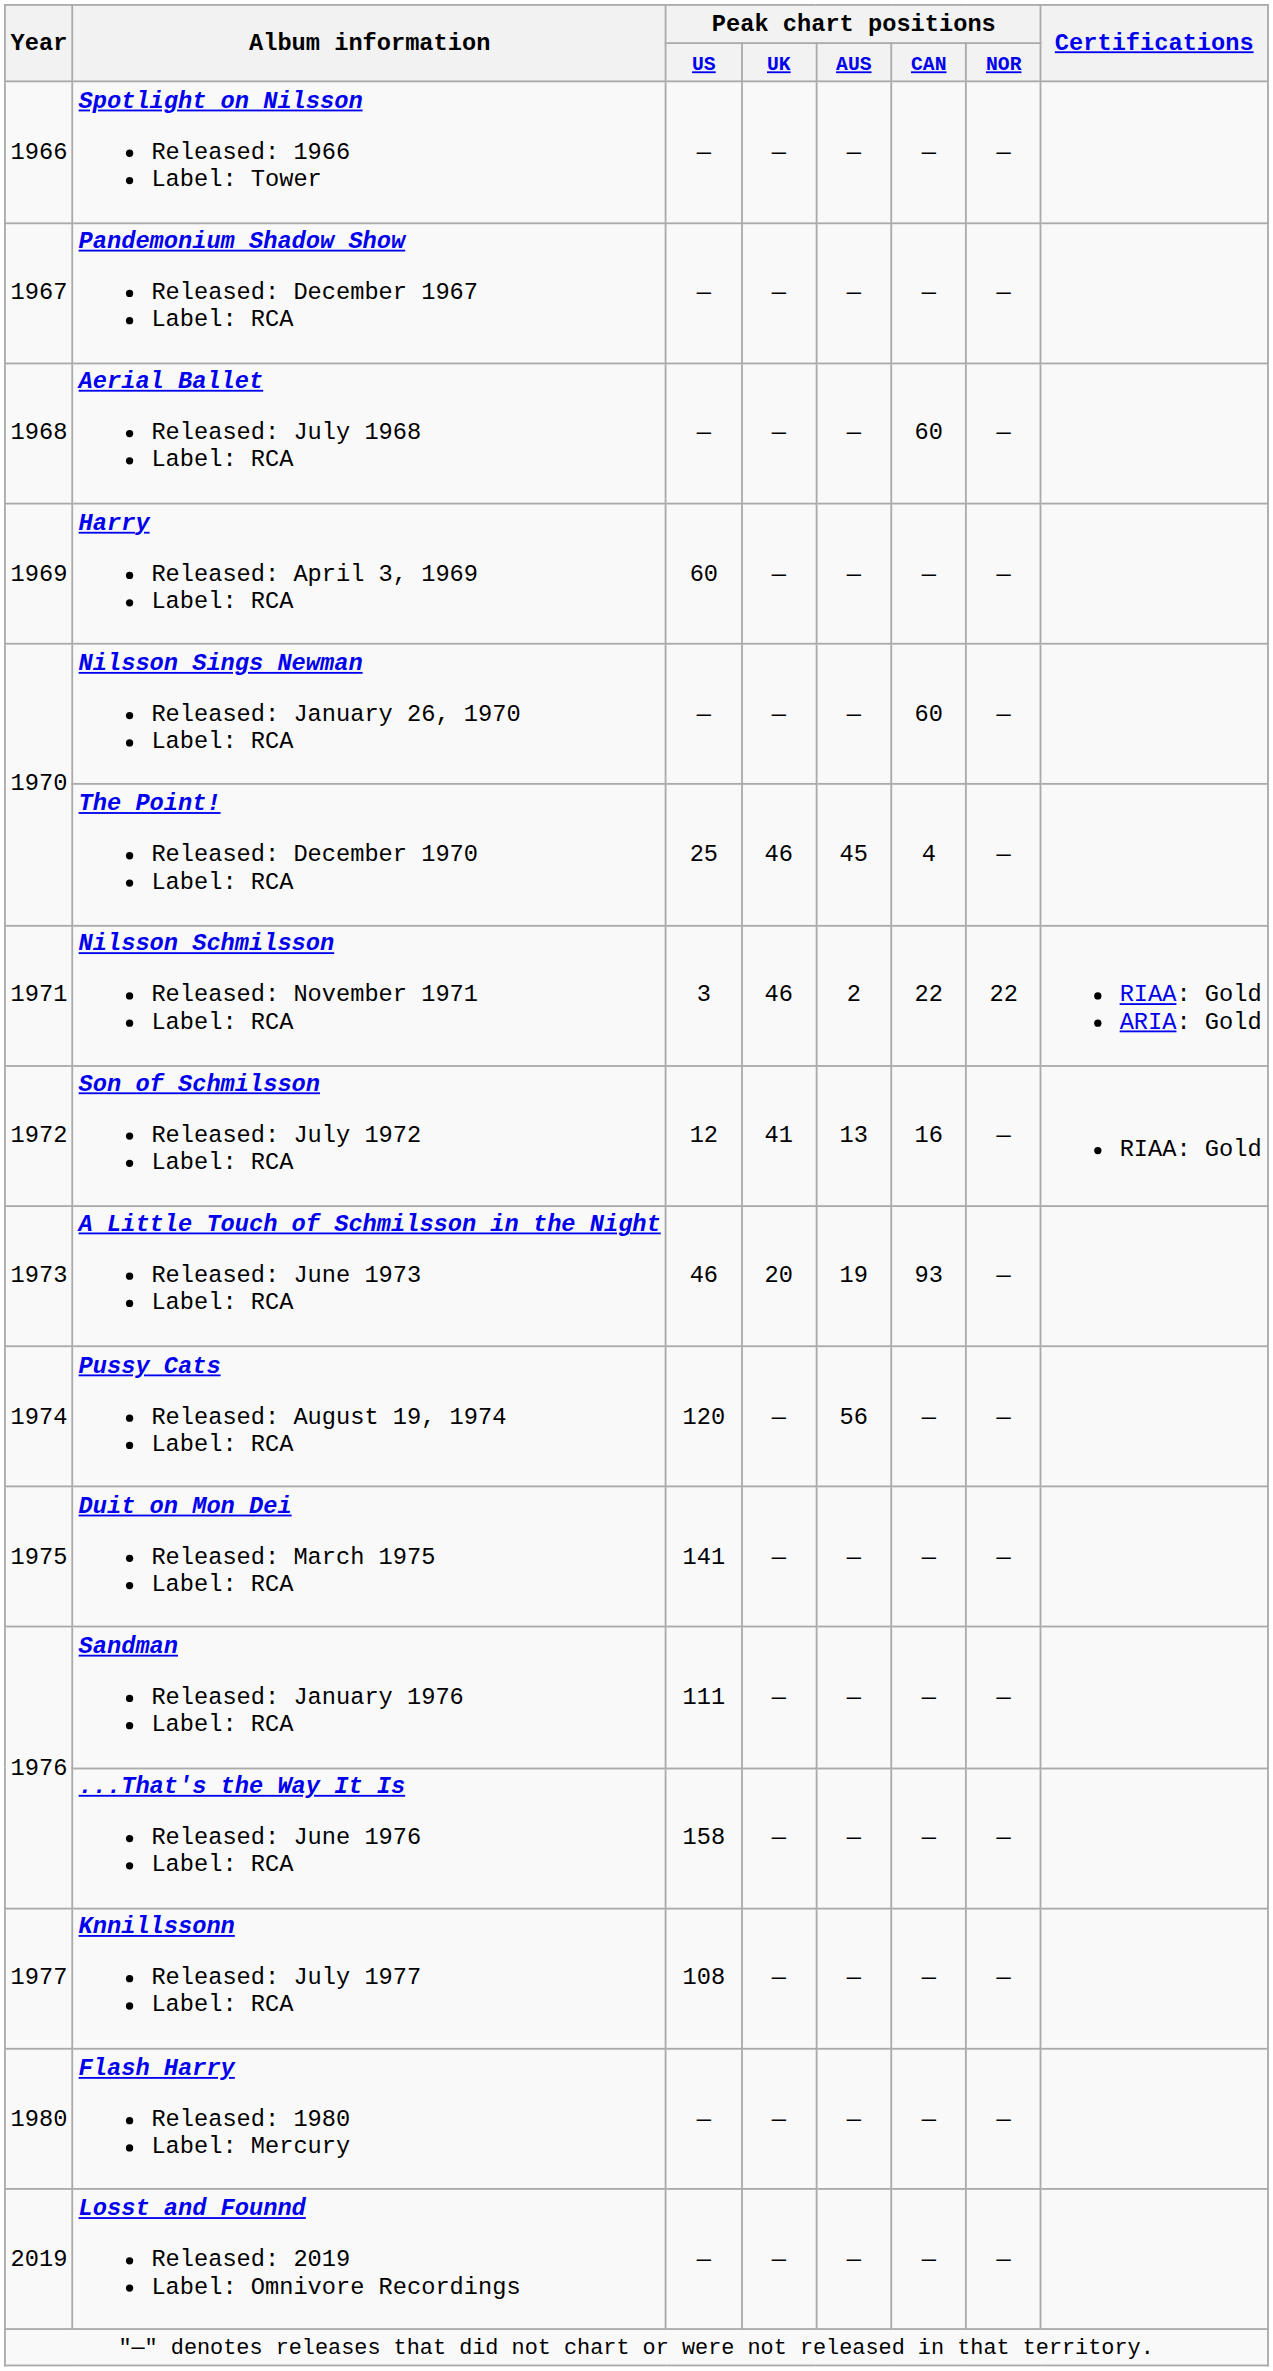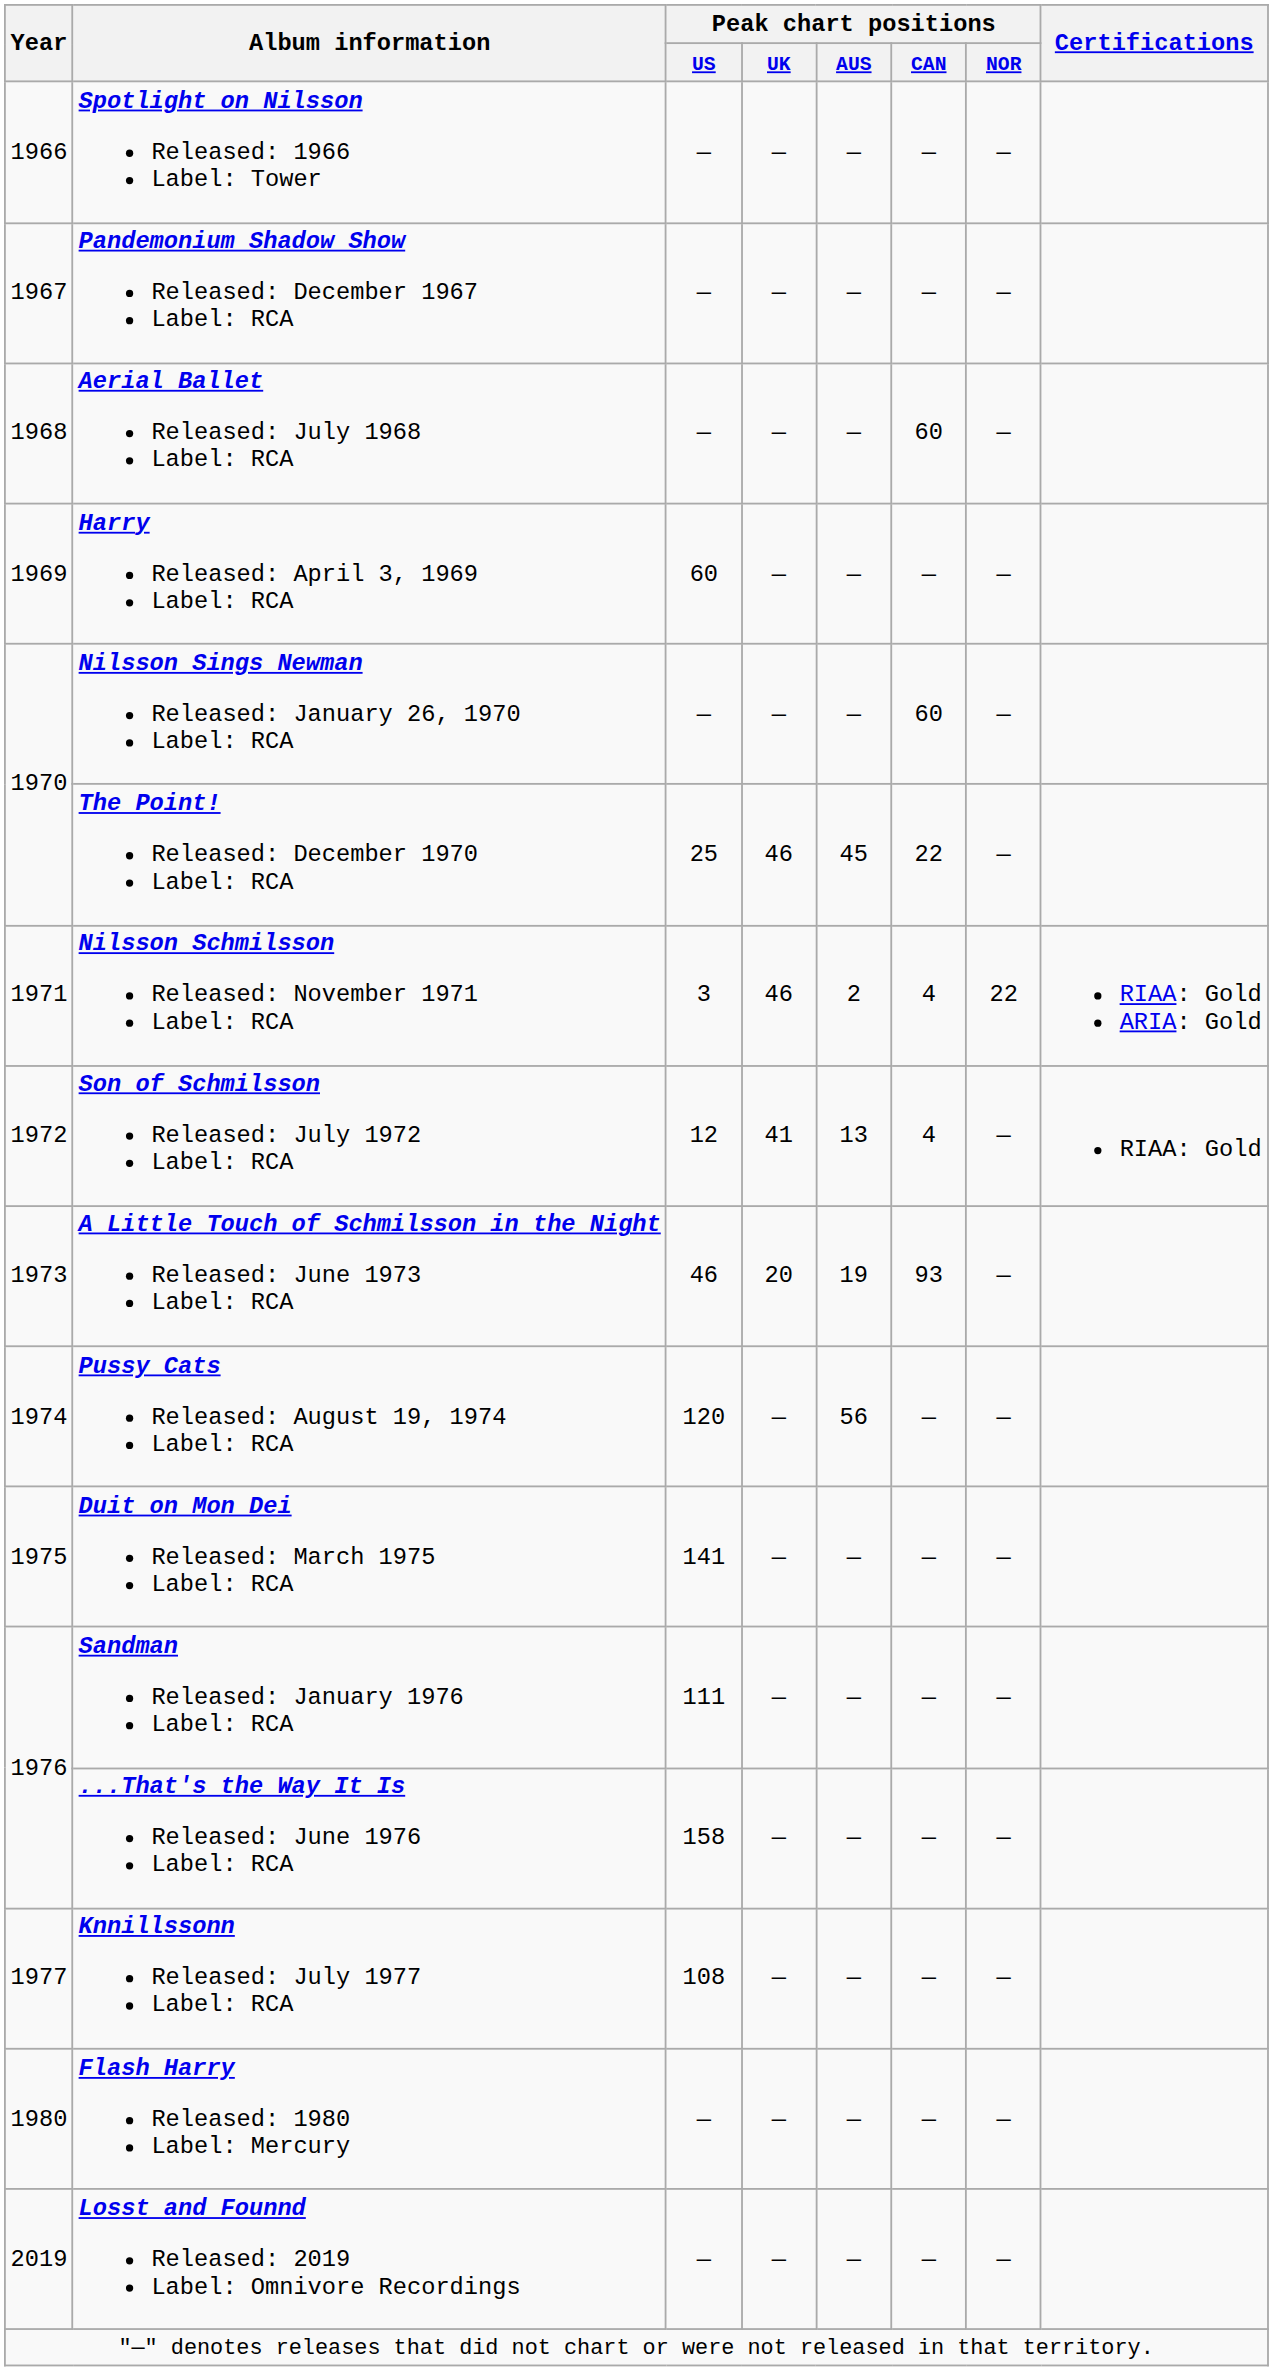(929, 855) 4 -> (929, 855) 22
(929, 995) 22 -> (929, 995) 4
(929, 1136) 16 -> (929, 1136) 4
